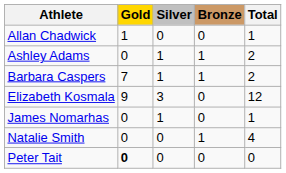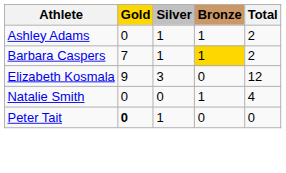- row: (52, 36)
(201, 77) no background -> (201, 56) gold background
- row: (58, 117)
(160, 158) 0 -> (160, 117) 1
